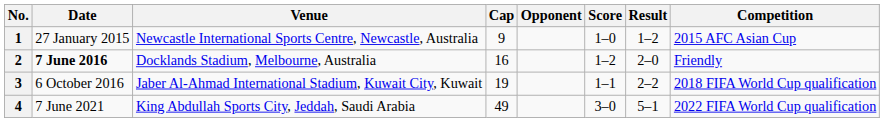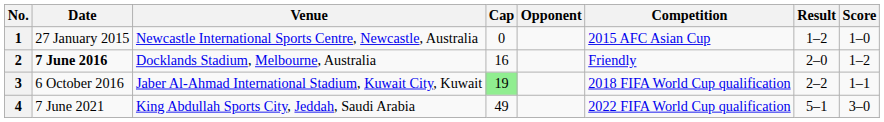columns swapped: (605, 15) <-> (775, 15)
(501, 38) 9 -> (501, 38) 0
(501, 83) no background -> (501, 83) lightgreen background
